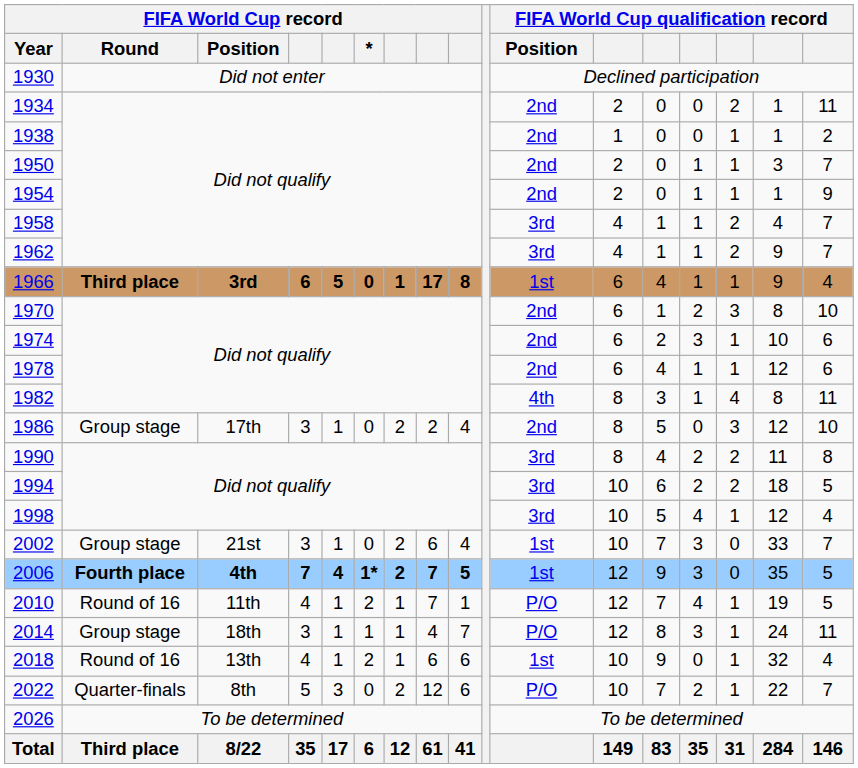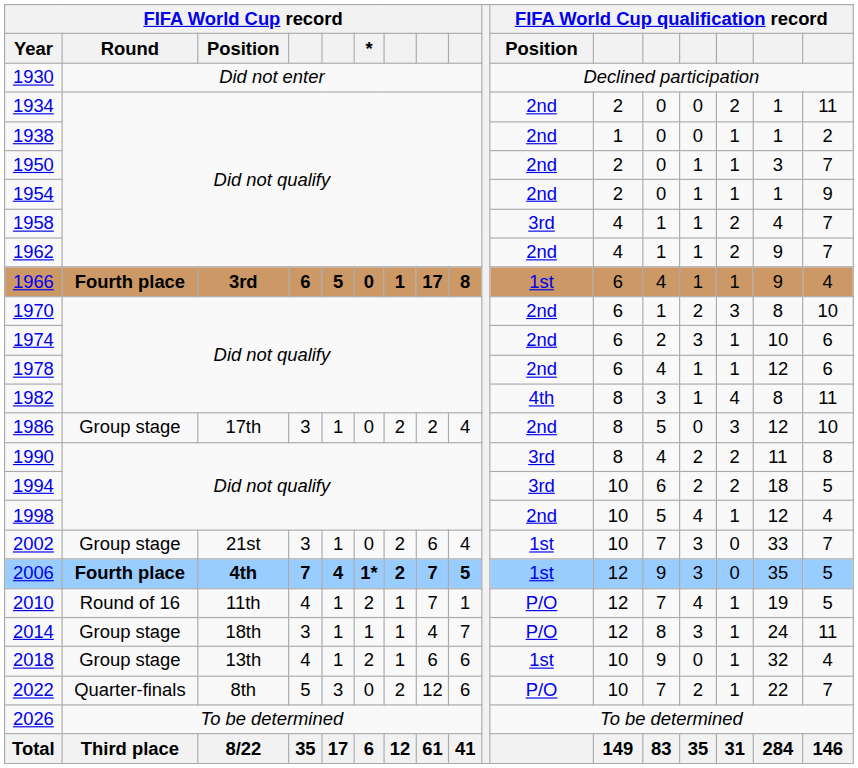(542, 252) 3rd -> (542, 252) 2nd
(130, 281) Third place -> (130, 281) Fourth place
(542, 515) 3rd -> (542, 515) 2nd
(130, 661) Round of 16 -> (130, 661) Group stage
